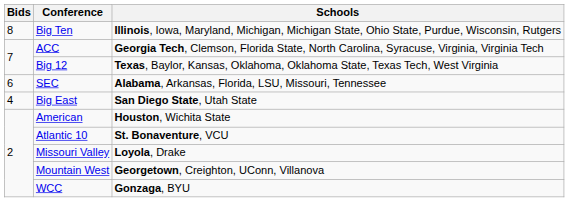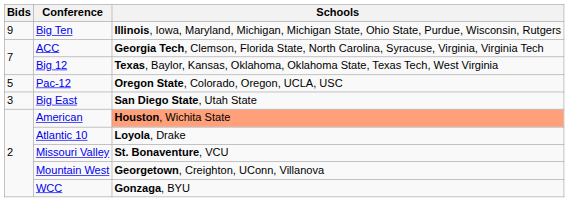(10, 30) 8 -> (10, 30) 9
- row: (47, 83)
+ row: (53, 83)
(10, 100) 4 -> (10, 100) 3
(172, 118) no background -> (172, 118) lightsalmon background
(171, 135) St. Bonaventure, VCU -> (150, 135) Loyola, Drake
(150, 153) Loyola, Drake -> (171, 153) St. Bonaventure, VCU
